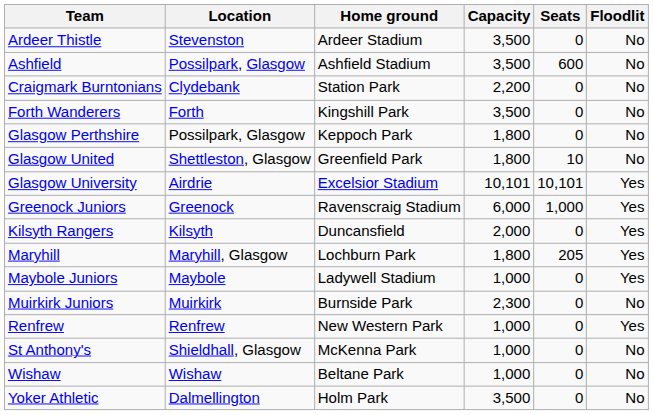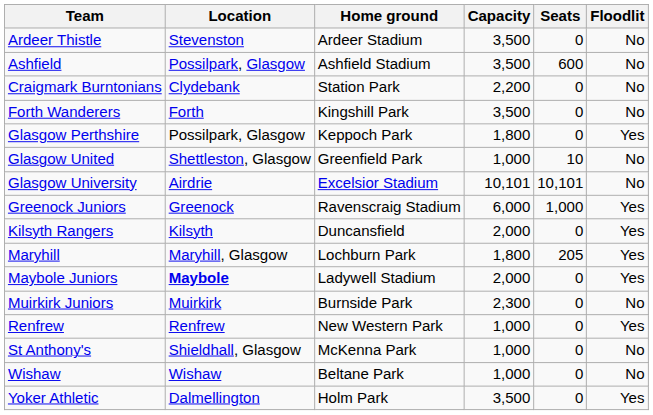(635, 135) No -> (632, 135) Yes
(512, 159) 1,800 -> (512, 159) 1,000
(632, 183) Yes -> (635, 183) No
(197, 278) normal -> (199, 278) bold
(512, 278) 1,000 -> (512, 278) 2,000
(635, 398) No -> (632, 398) Yes
